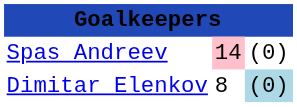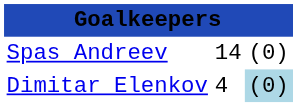(228, 52) pink background -> (228, 52) no background
(222, 85) 8 -> (222, 85) 4
